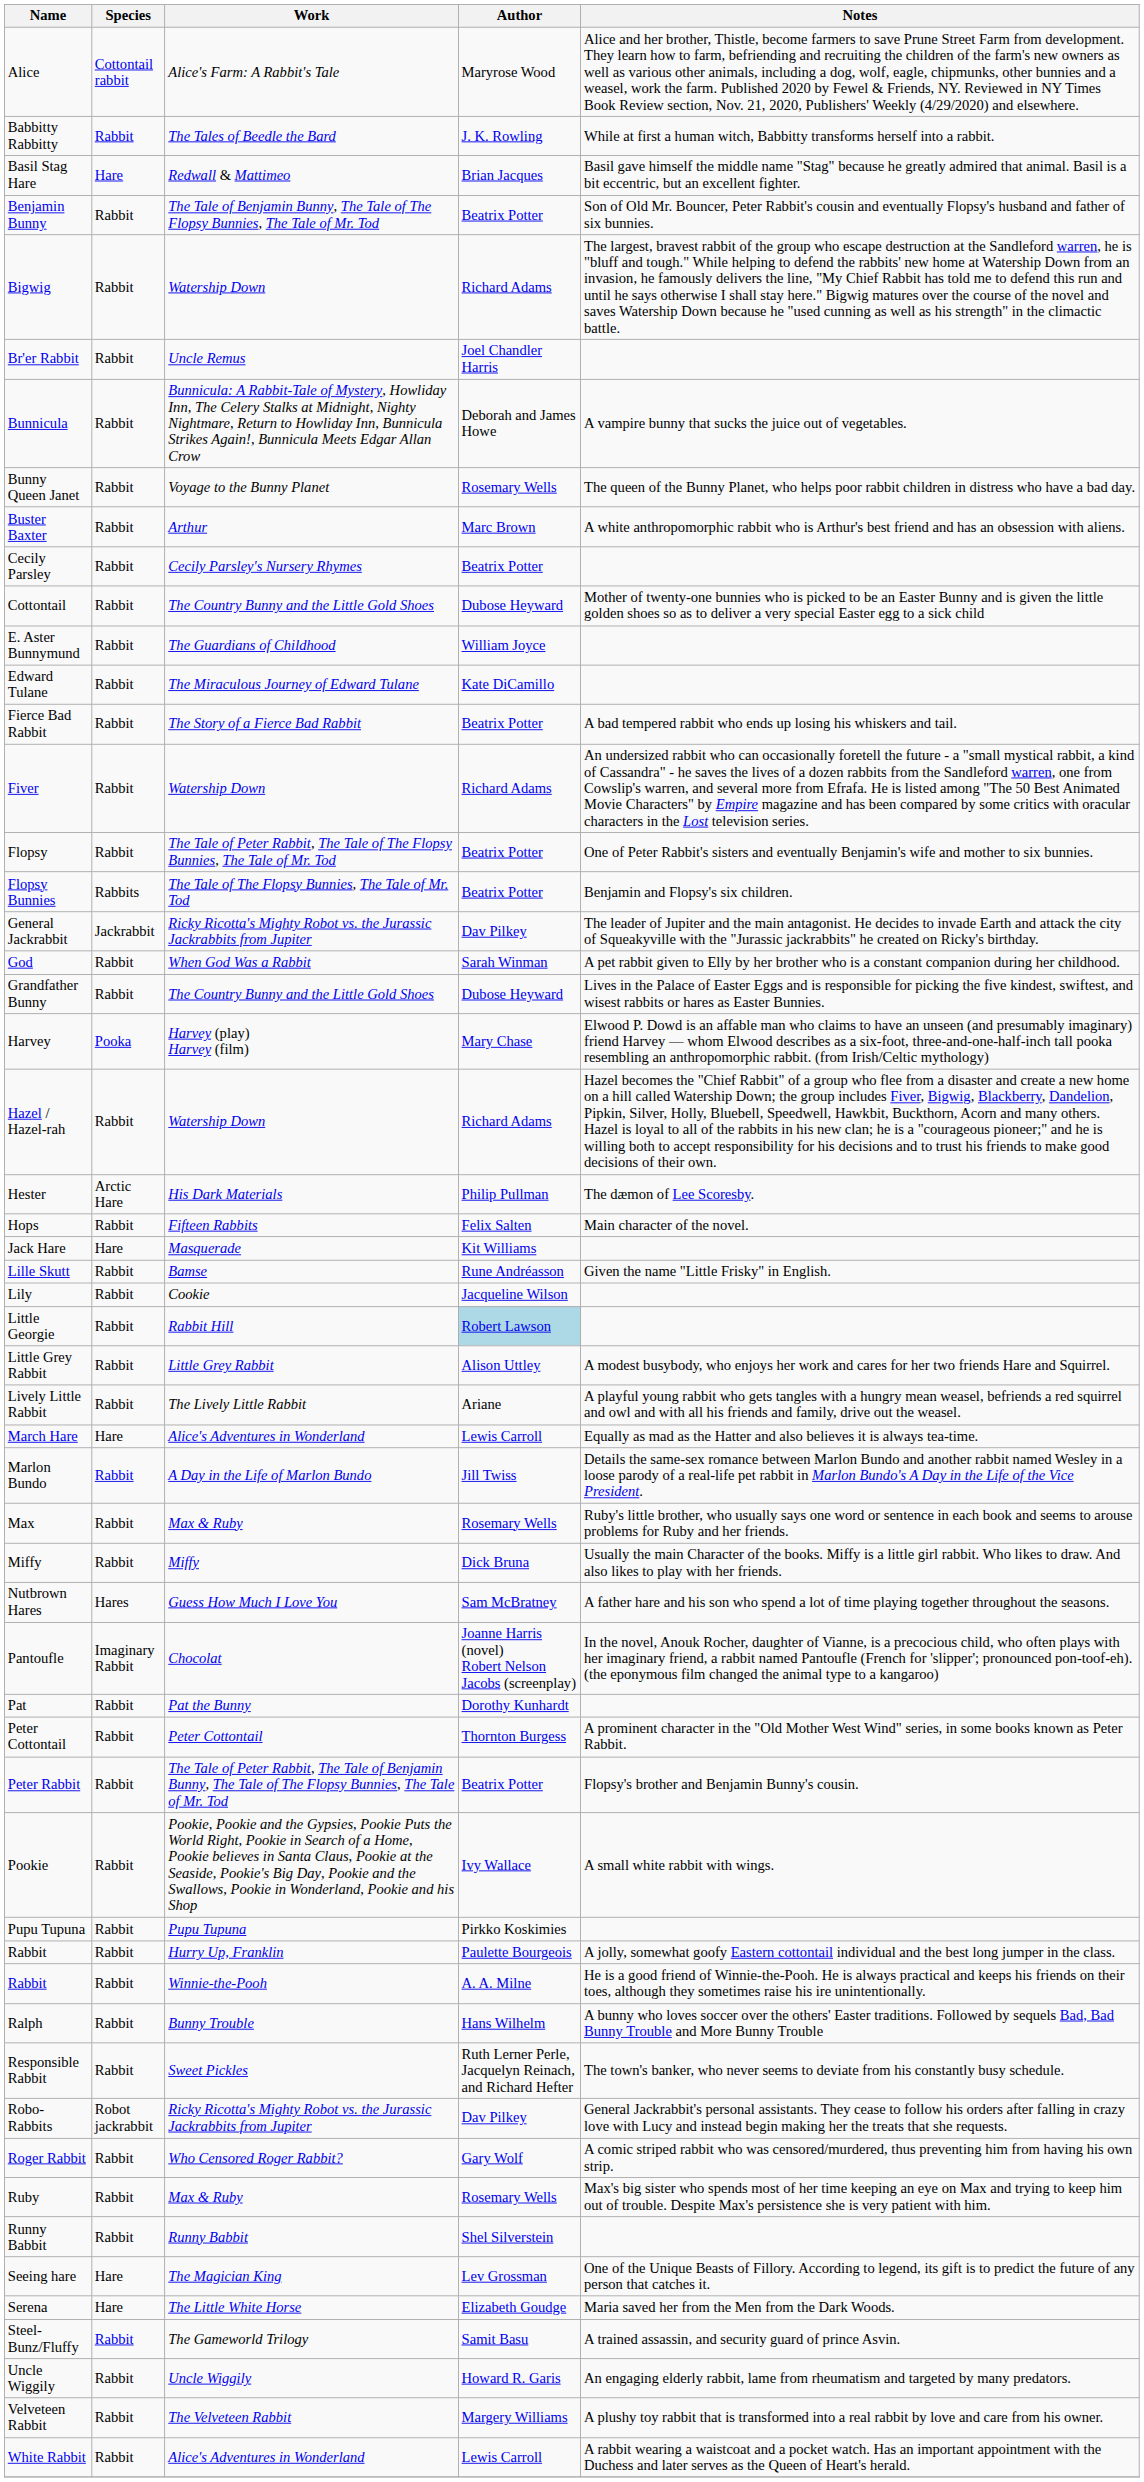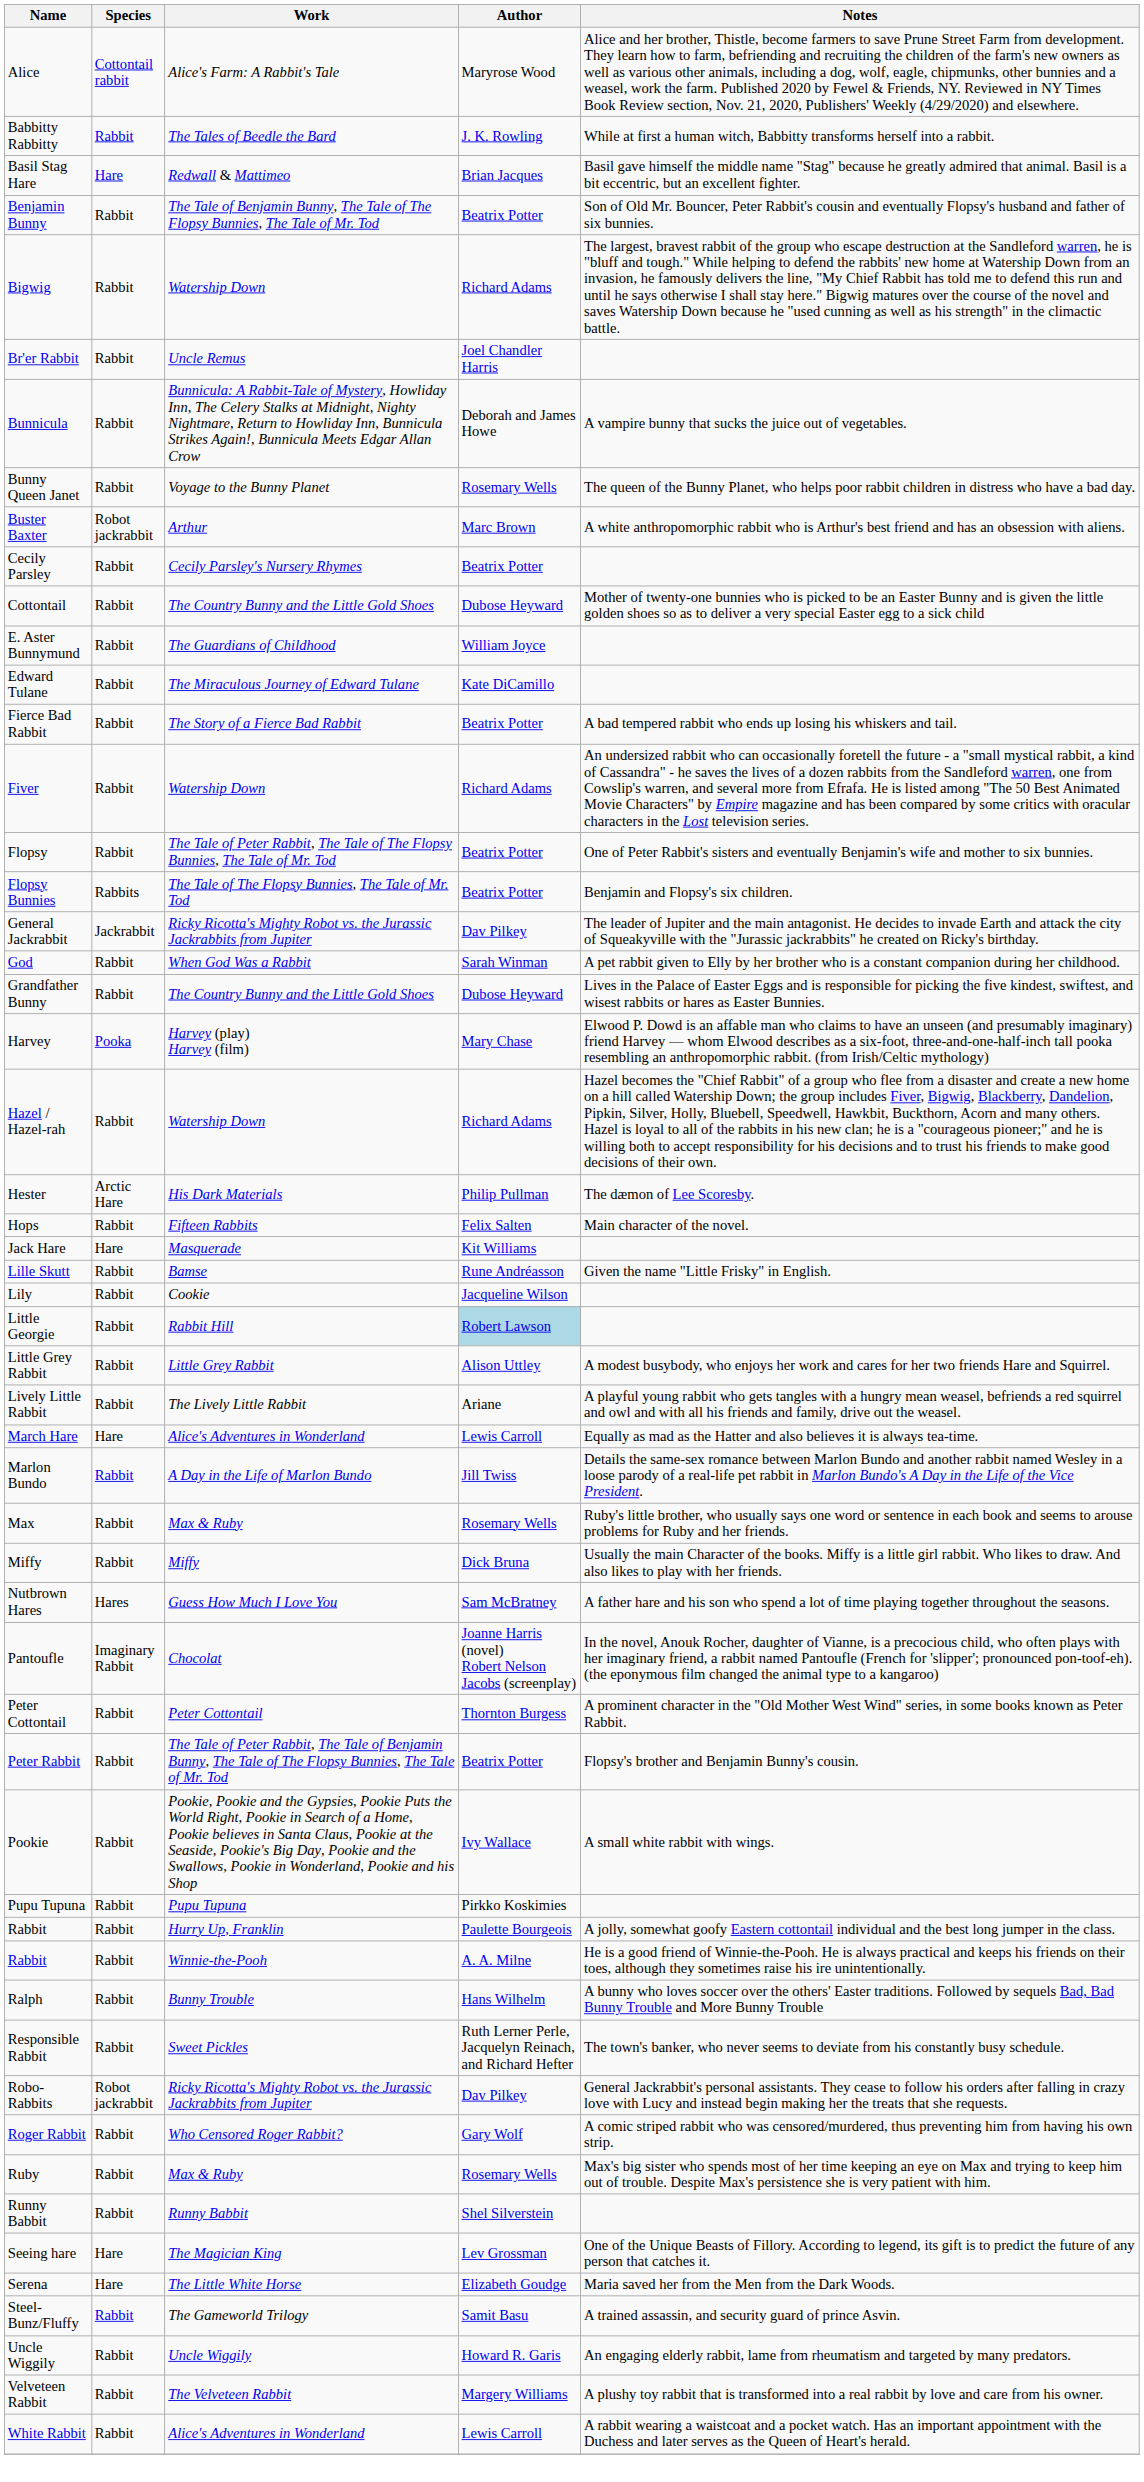(114, 526) Rabbit -> (124, 526) Robot jackrabbit
- row: (17, 1705)
